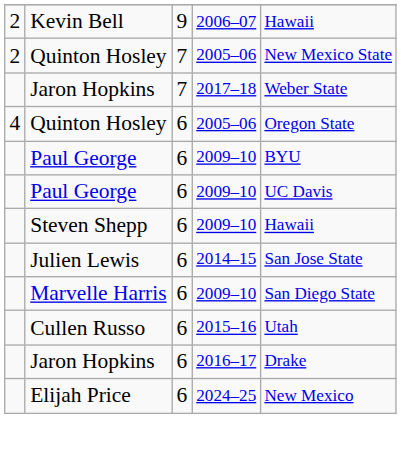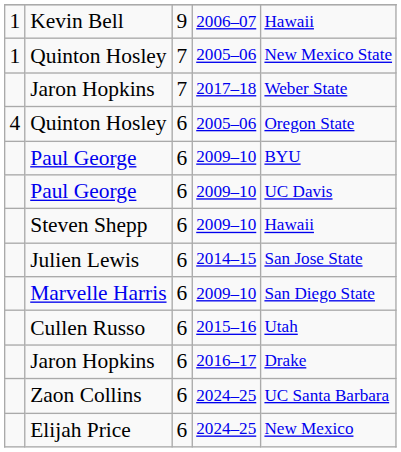(15, 21) 2 -> (15, 21) 1
(15, 55) 2 -> (15, 55) 1
+ row: (86, 395)
